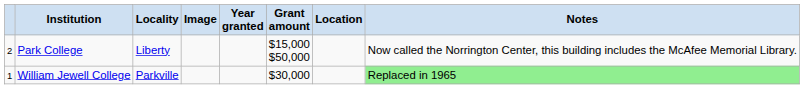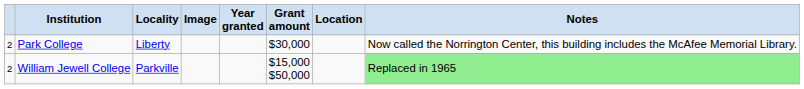(289, 50) $15,000 $50,000 -> (289, 44) $30,000
(10, 75) 1 -> (10, 69) 2
(289, 75) $30,000 -> (289, 68) $15,000 $50,000
